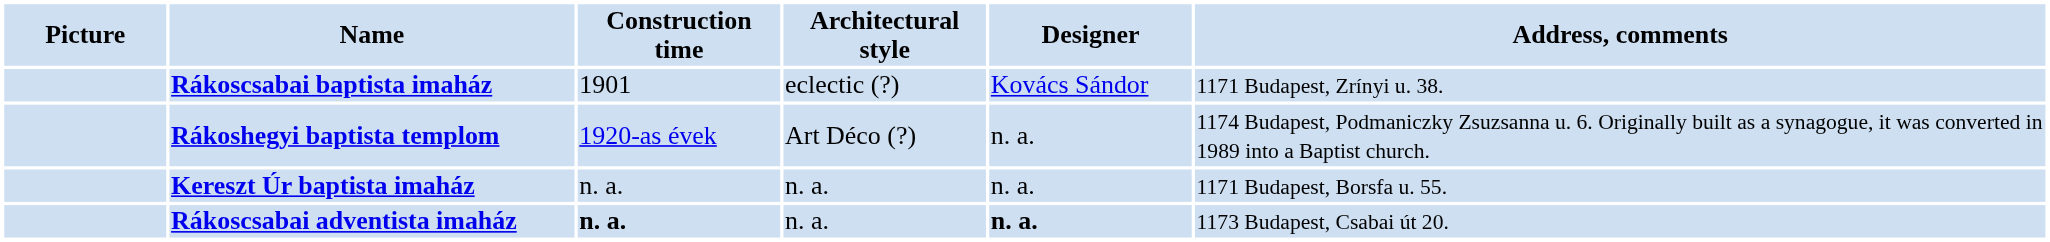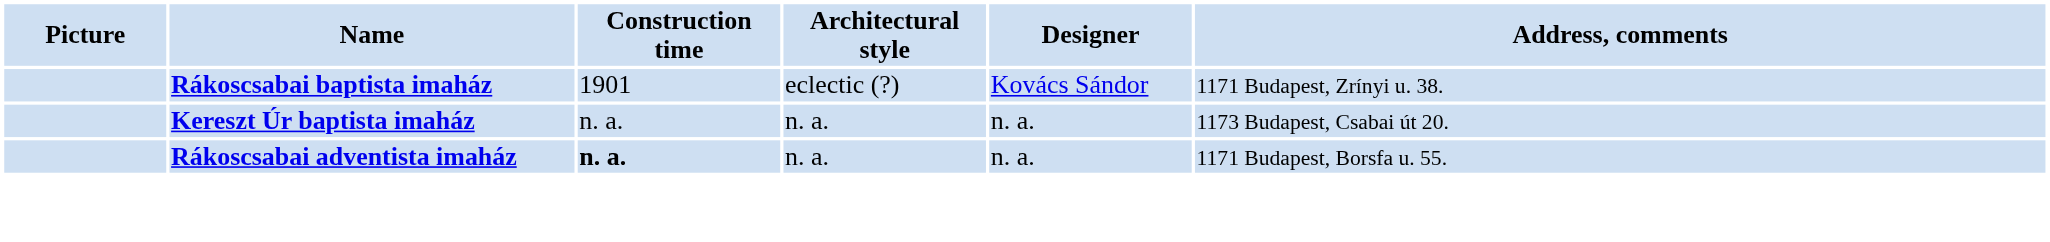- row: (335, 135)
(1322, 186) 1171 Budapest, Borsfa u. 55. -> (1323, 122) 1173 Budapest, Csabai út 20.
(1014, 221) bold -> (1013, 156) normal
(1323, 222) 1173 Budapest, Csabai út 20. -> (1322, 157) 1171 Budapest, Borsfa u. 55.
